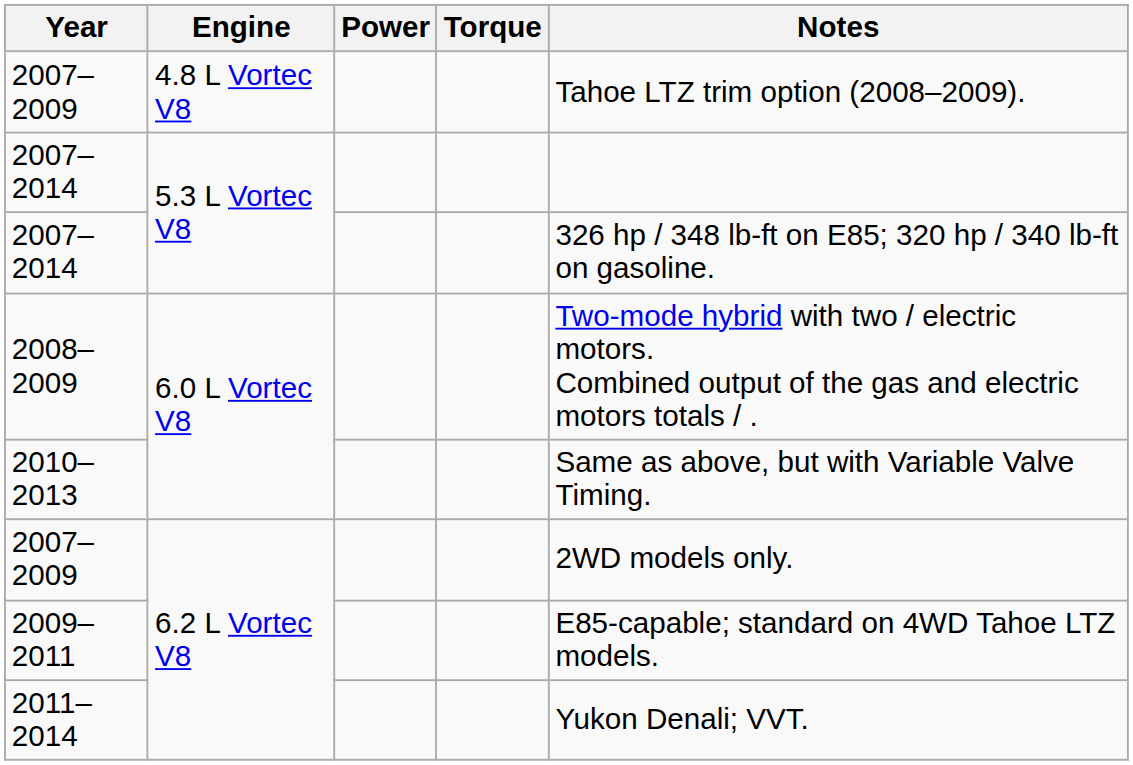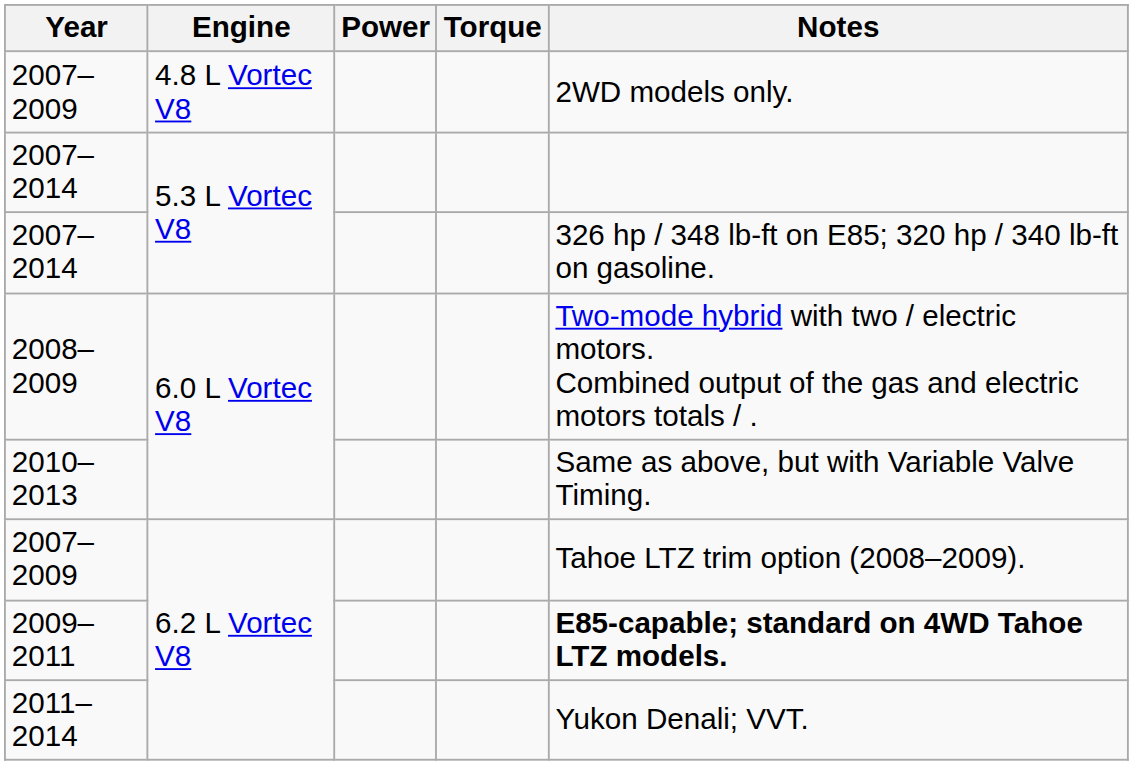(790, 91) Tahoe LTZ trim option (2008–2009). -> (674, 91) 2WD models only.
(674, 559) 2WD models only. -> (790, 559) Tahoe LTZ trim option (2008–2009).
(835, 639) normal -> (819, 639) bold
